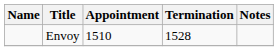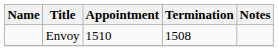(178, 35) 1528 -> (178, 35) 1508
